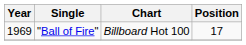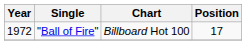(19, 31) 1969 -> (19, 31) 1972
